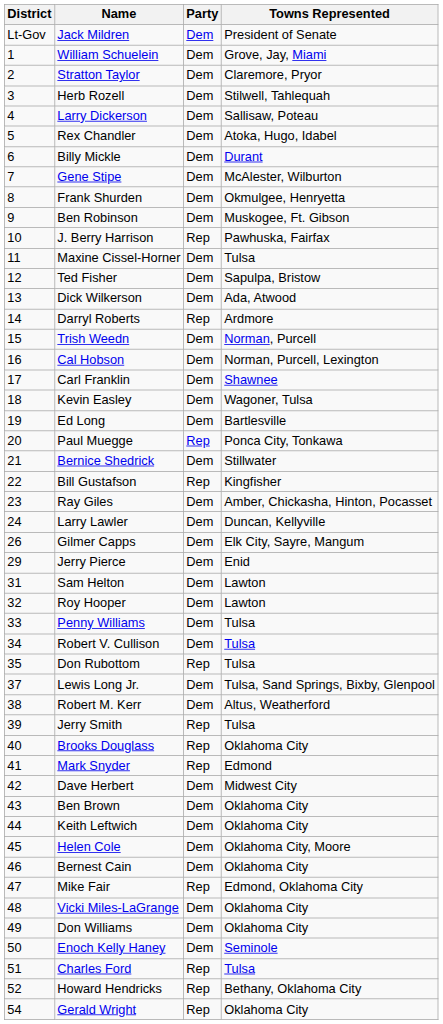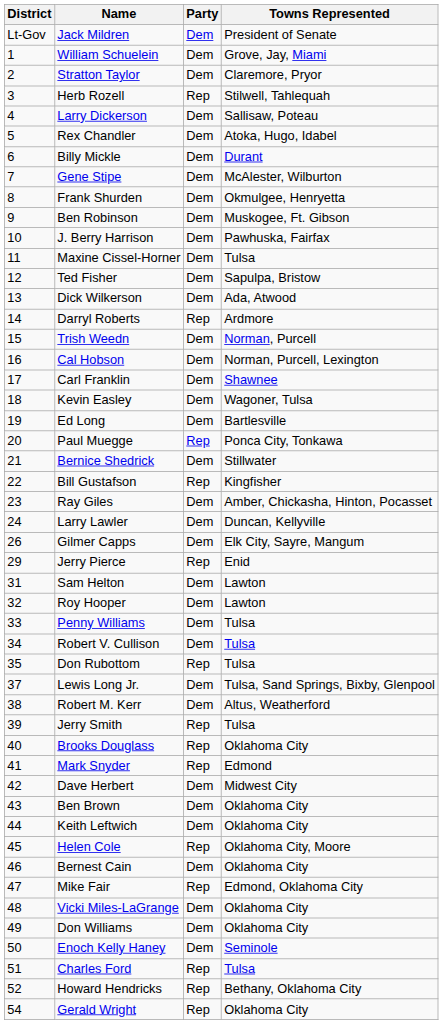(200, 95) Dem -> (198, 95) Rep
(198, 237) Rep -> (200, 237) Dem
(200, 562) Dem -> (198, 562) Rep
(200, 846) Dem -> (198, 846) Rep
